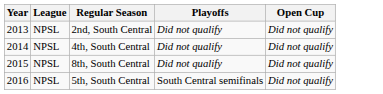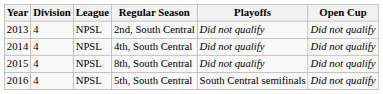+ column: (52, 13)
